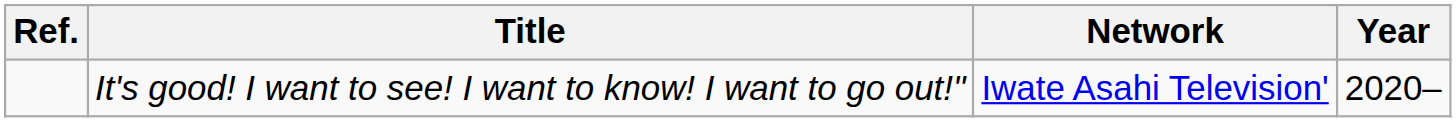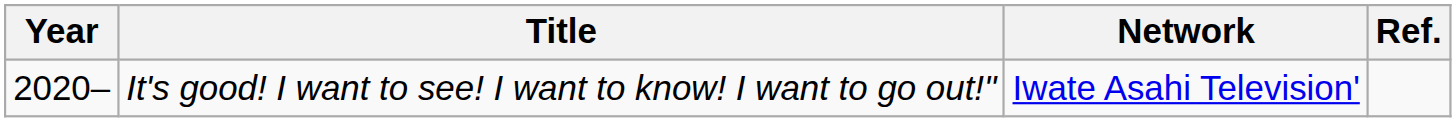columns swapped: (1393, 32) <-> (46, 32)
